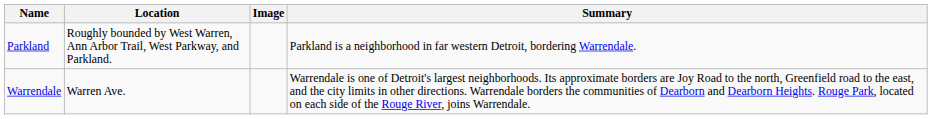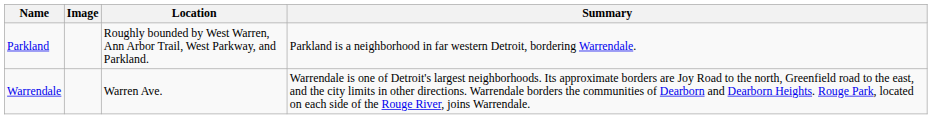columns swapped: (269, 13) <-> (157, 13)
